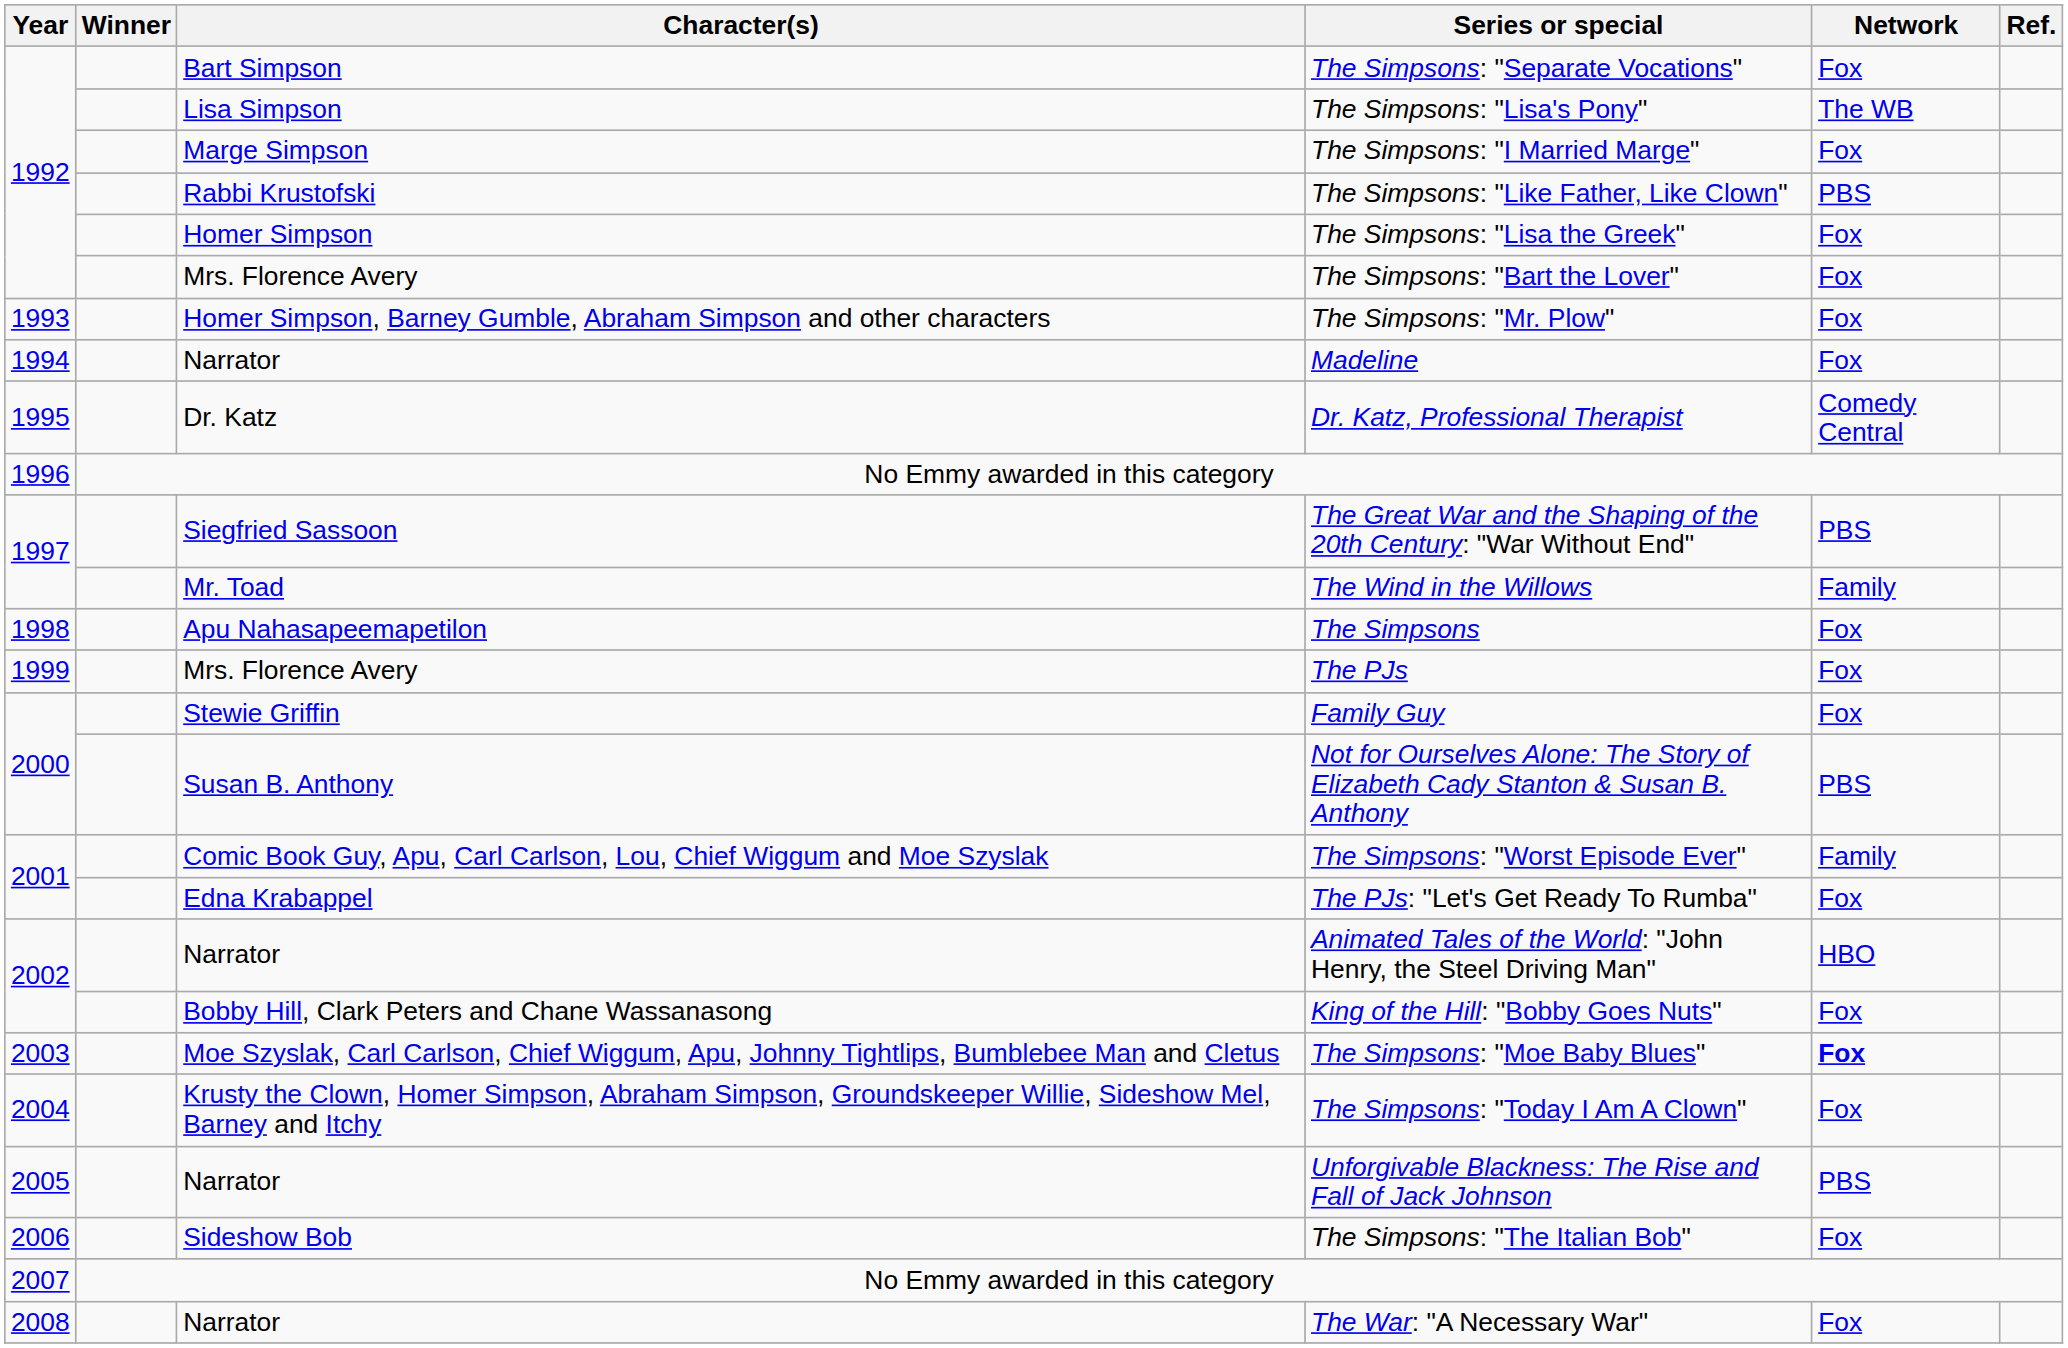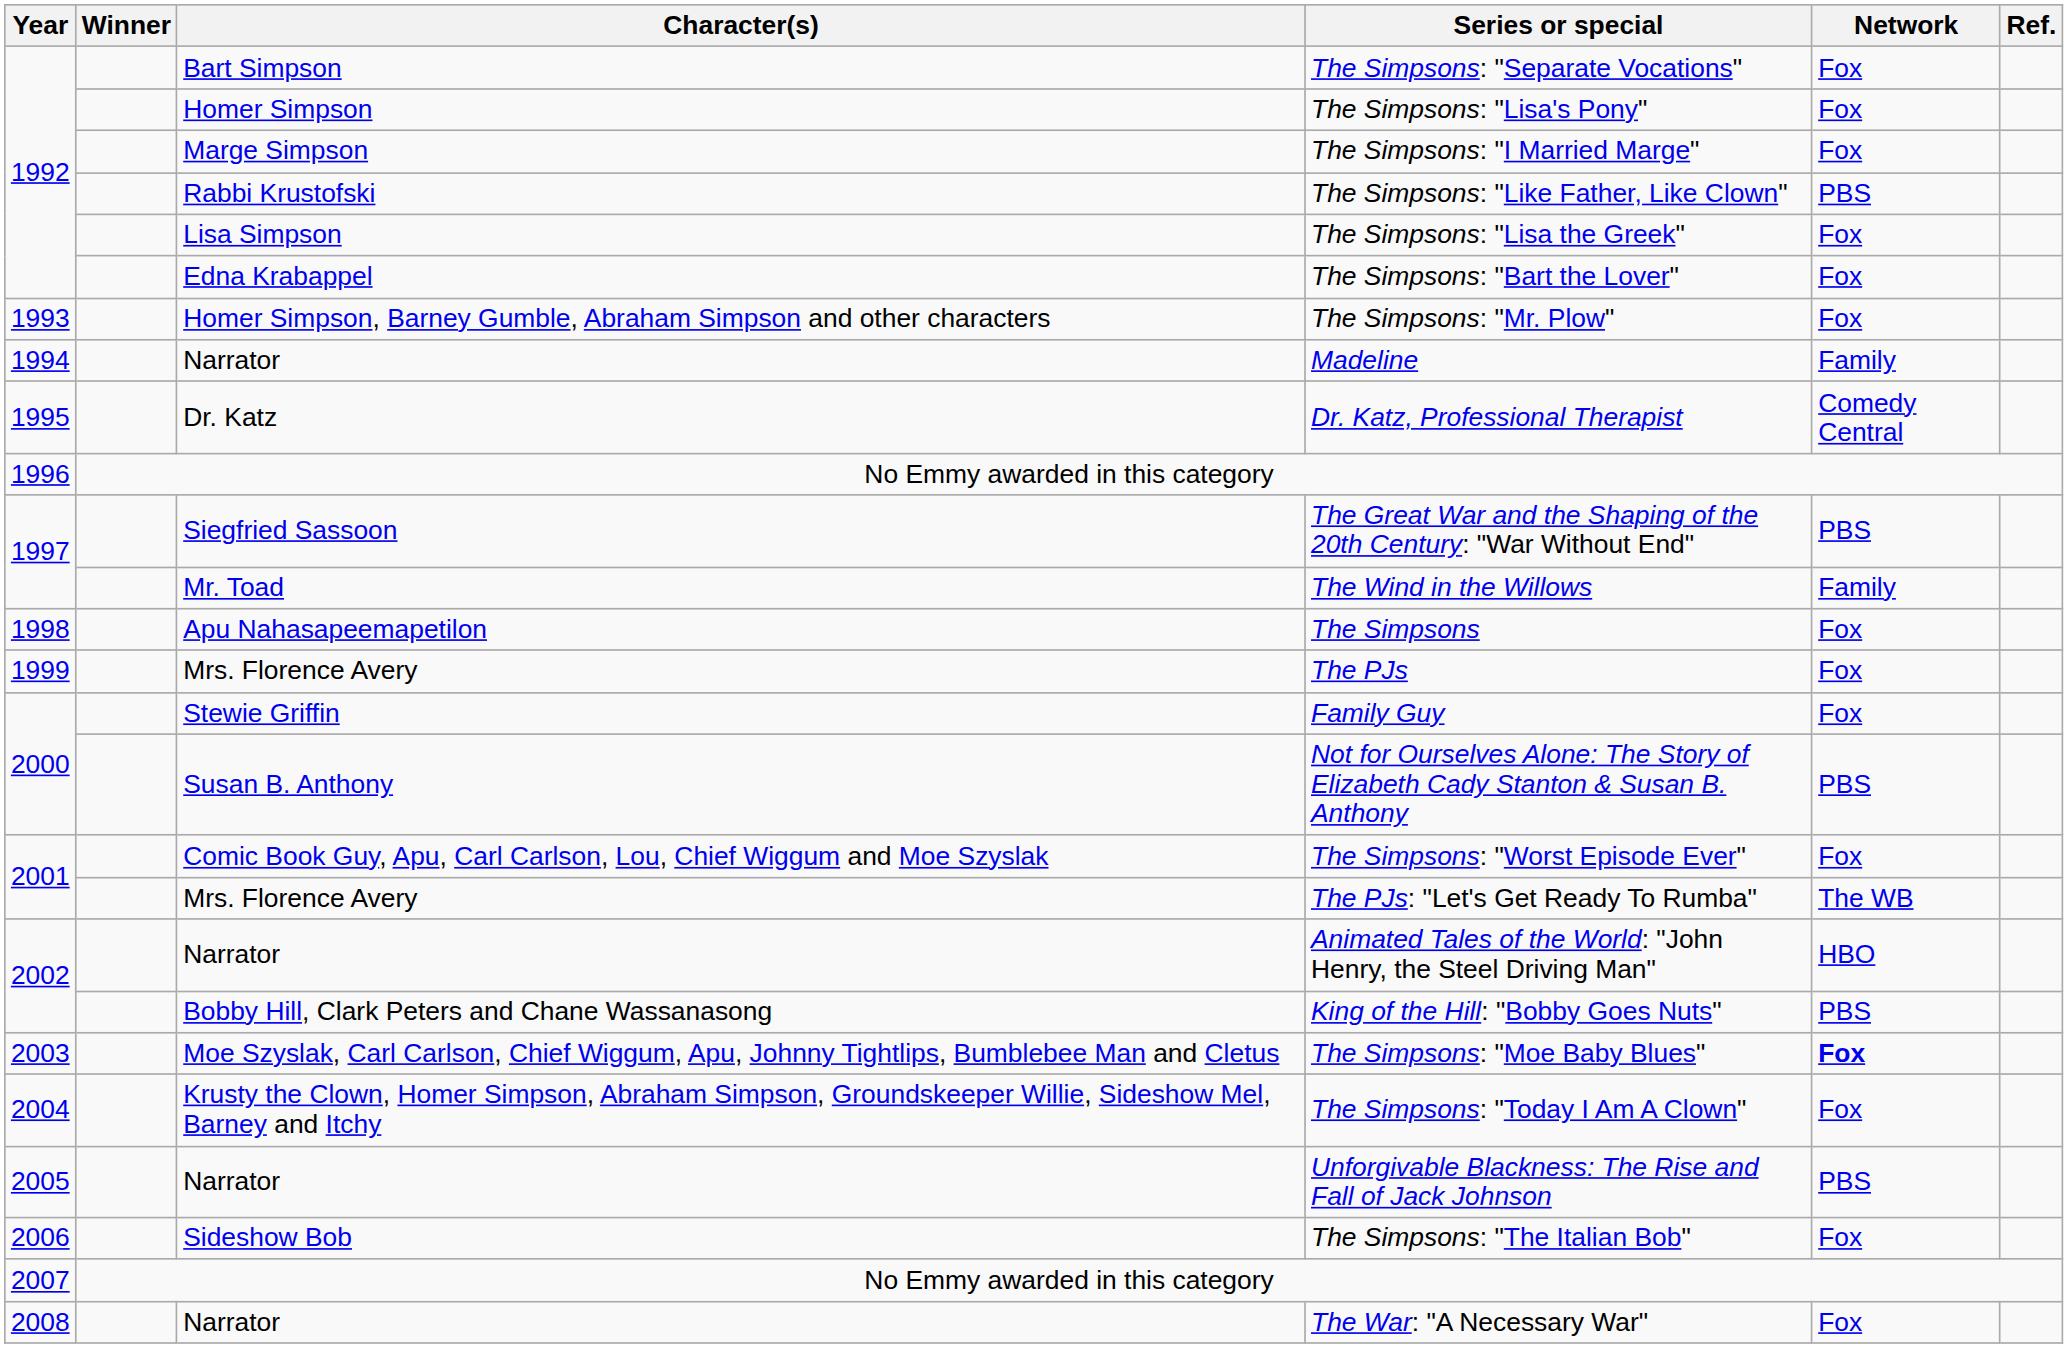(262, 109) Lisa Simpson -> (278, 109) Homer Simpson
(1866, 109) The WB -> (1840, 109) Fox
(278, 234) Homer Simpson -> (262, 234) Lisa Simpson
(300, 276) Mrs. Florence Avery -> (278, 276) Edna Krabappel
(1840, 360) Fox -> (1857, 360) Family
(1857, 856) Family -> (1840, 856) Fox
(278, 897) Edna Krabappel -> (300, 897) Mrs. Florence Avery
(1840, 897) Fox -> (1866, 897) The WB
(1840, 1011) Fox -> (1845, 1011) PBS
